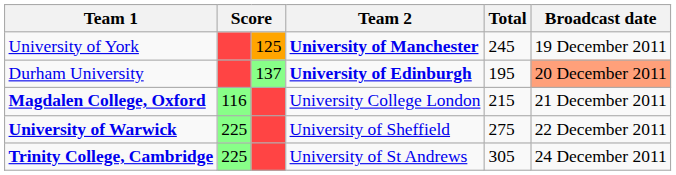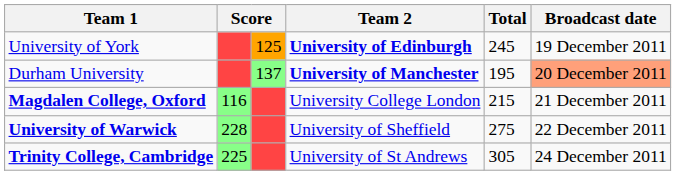(384, 45) University of Manchester -> (381, 45) University of Edinburgh
(381, 73) University of Edinburgh -> (384, 73) University of Manchester
(234, 128) 225 -> (234, 128) 228
